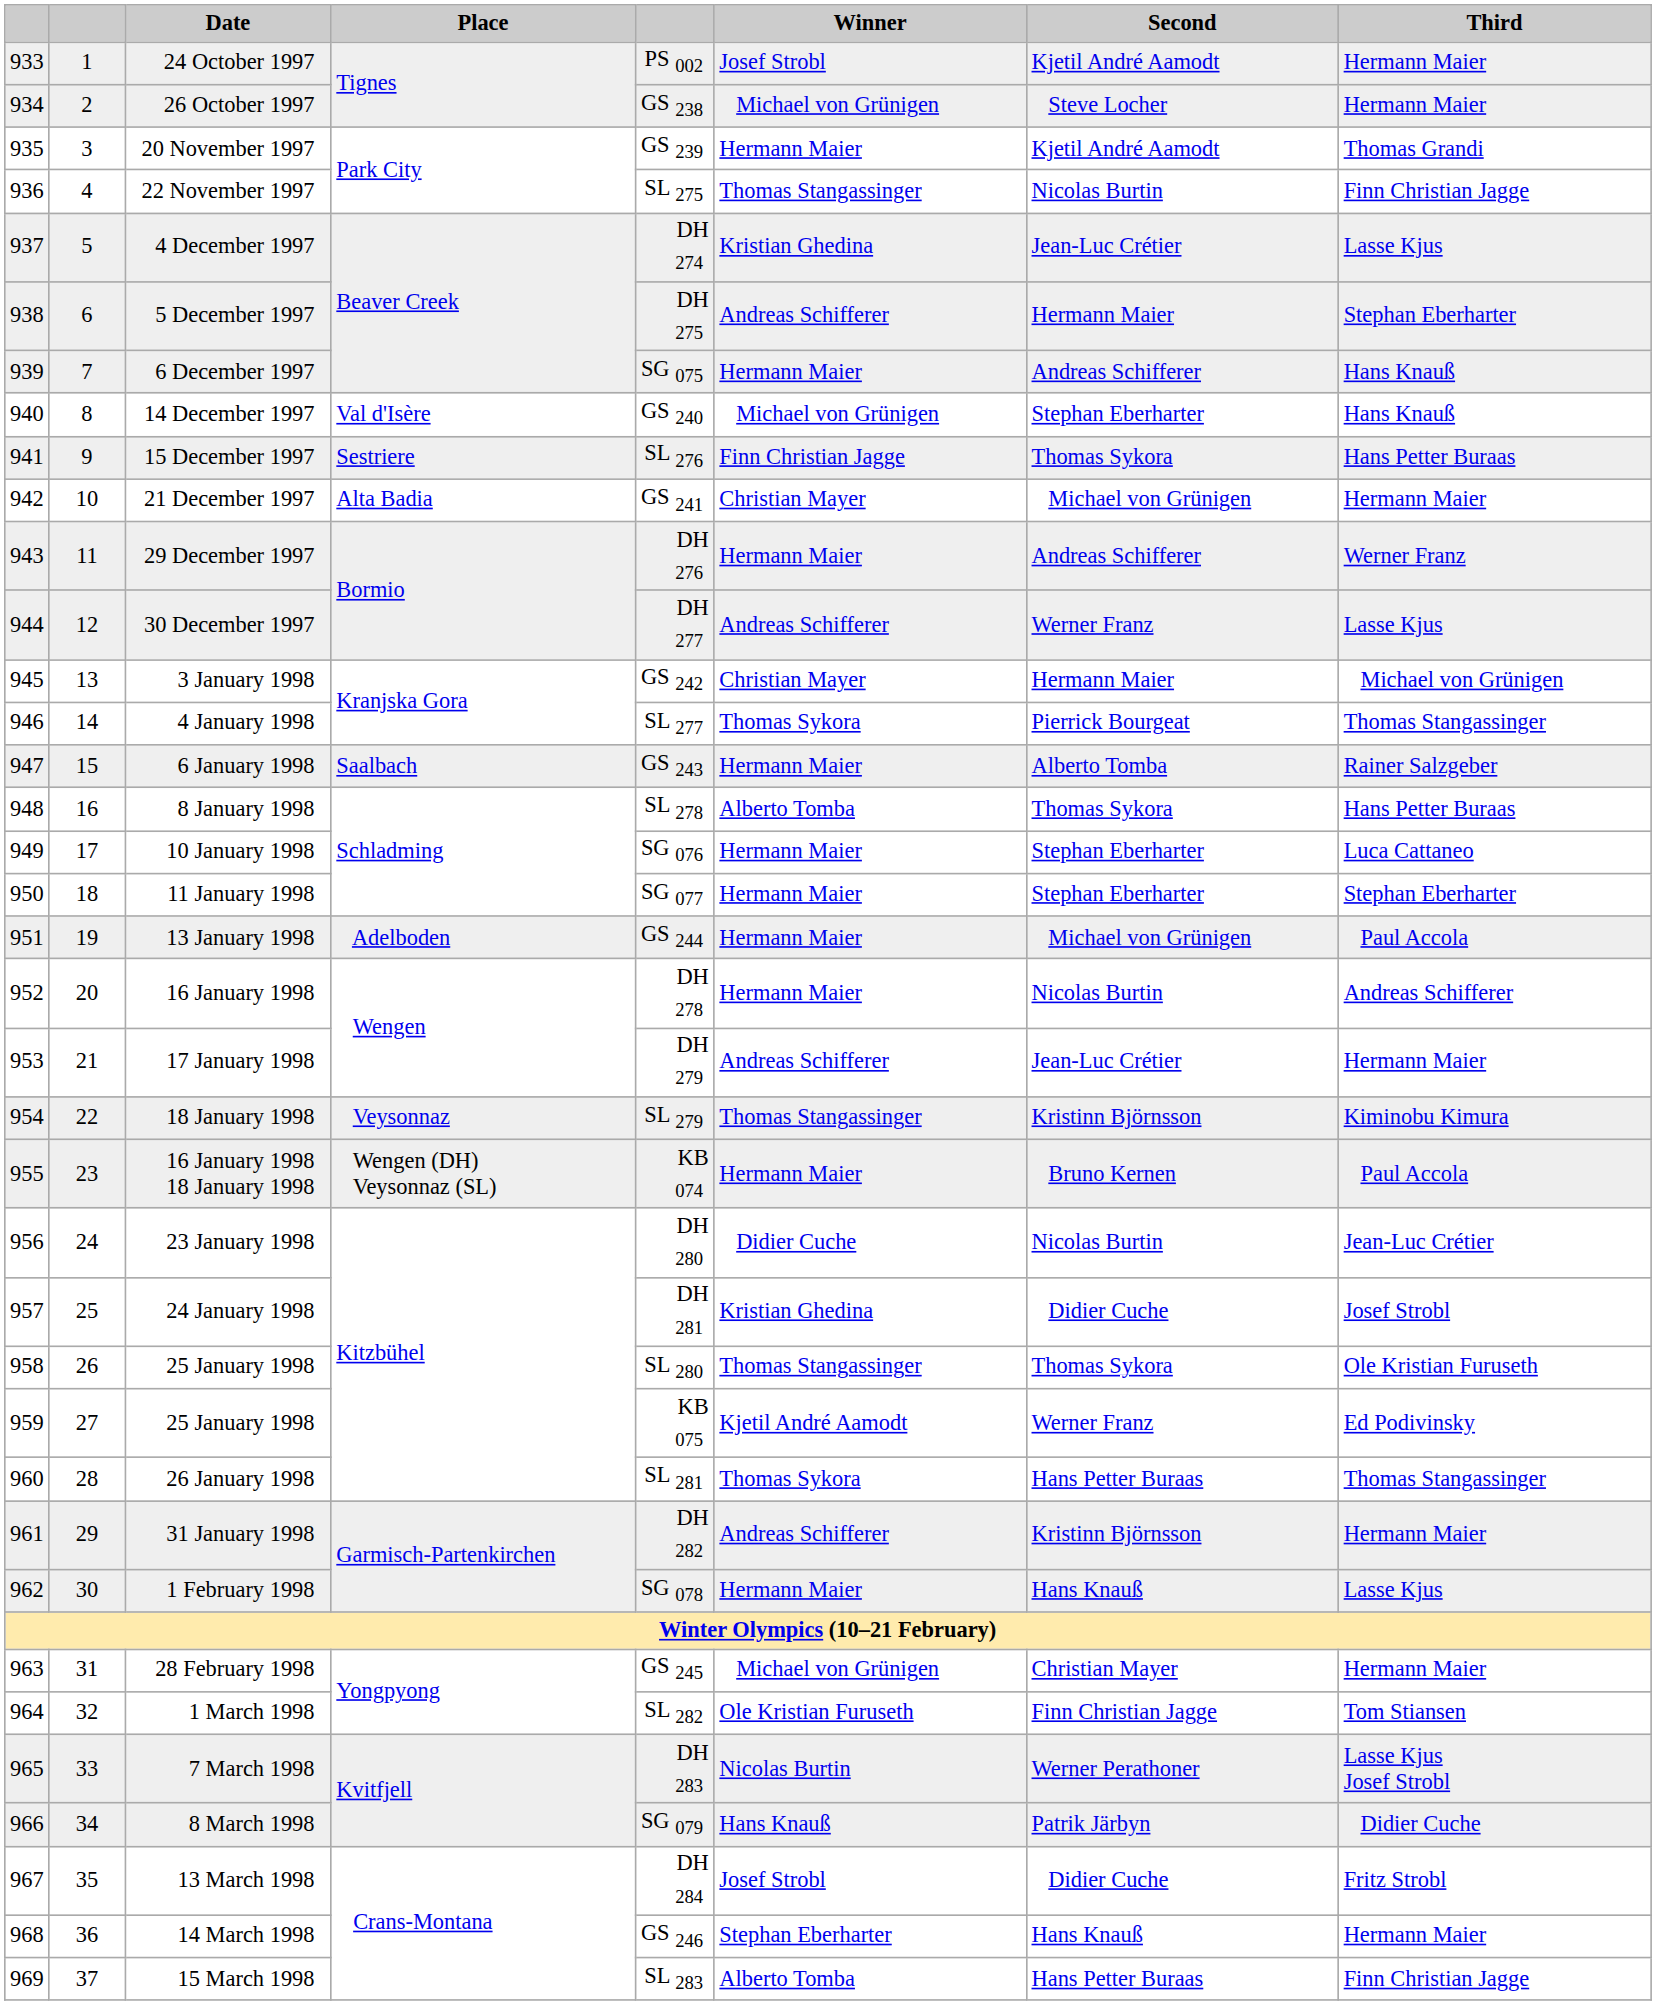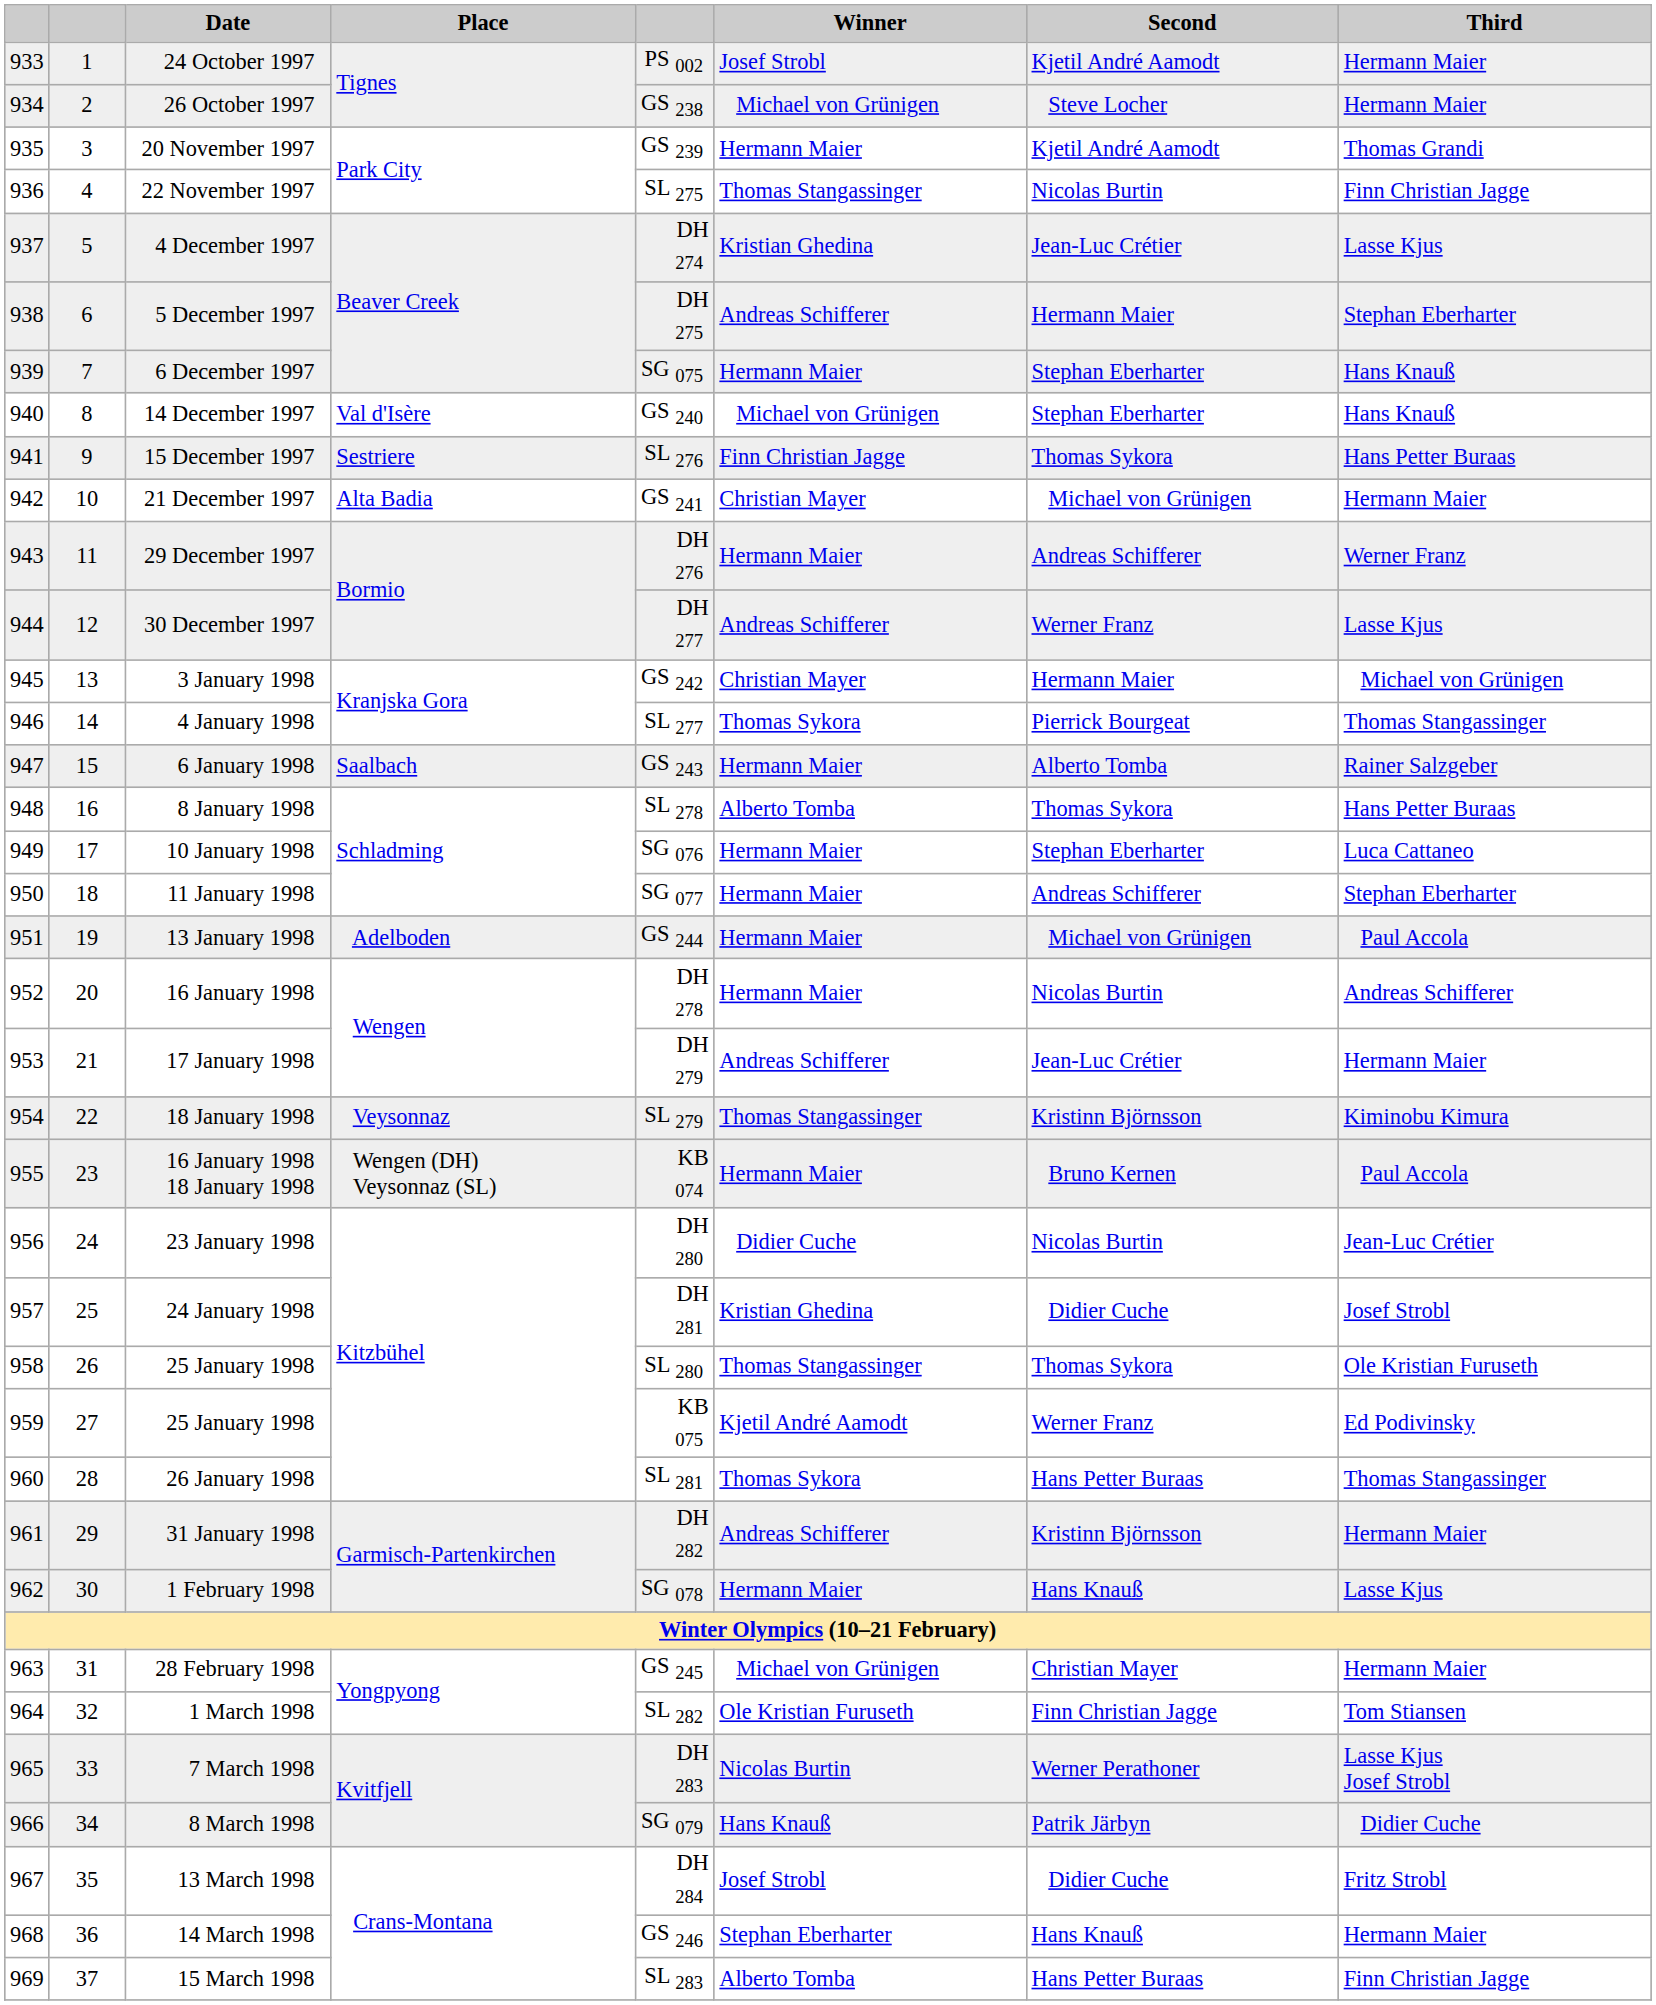(1116, 371) Andreas Schifferer -> (1118, 371) Stephan Eberharter
(1118, 894) Stephan Eberharter -> (1116, 894) Andreas Schifferer
